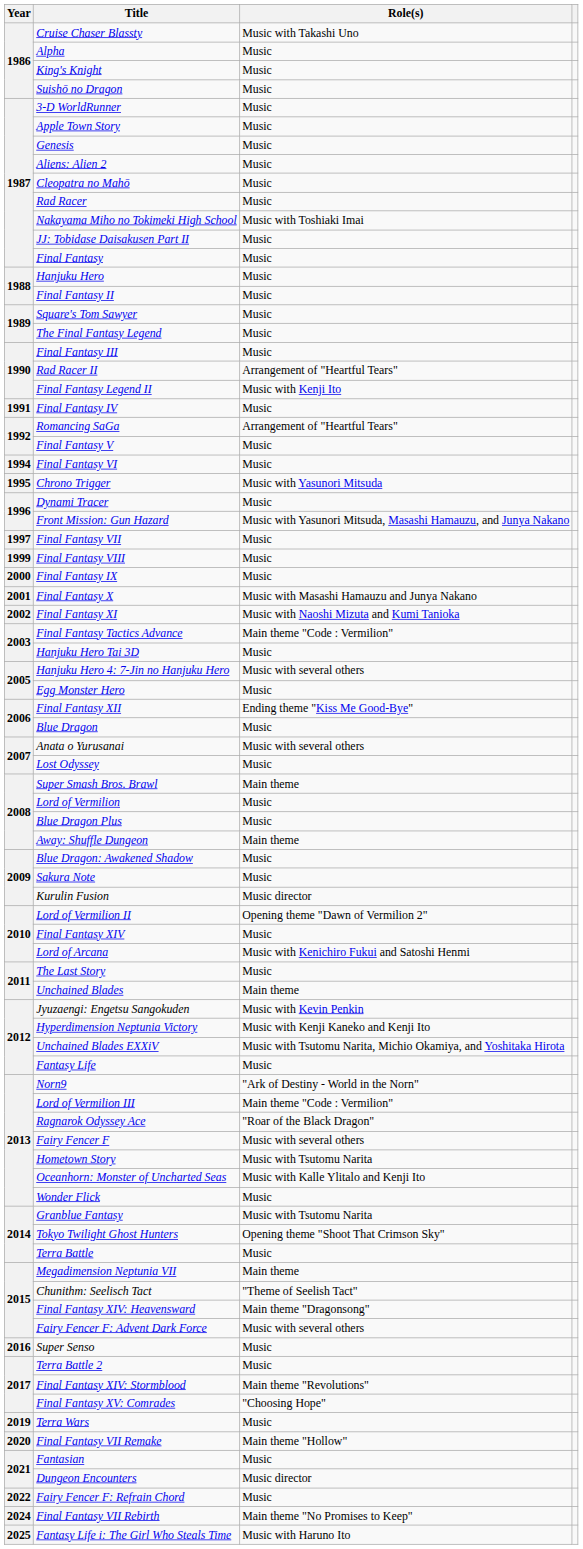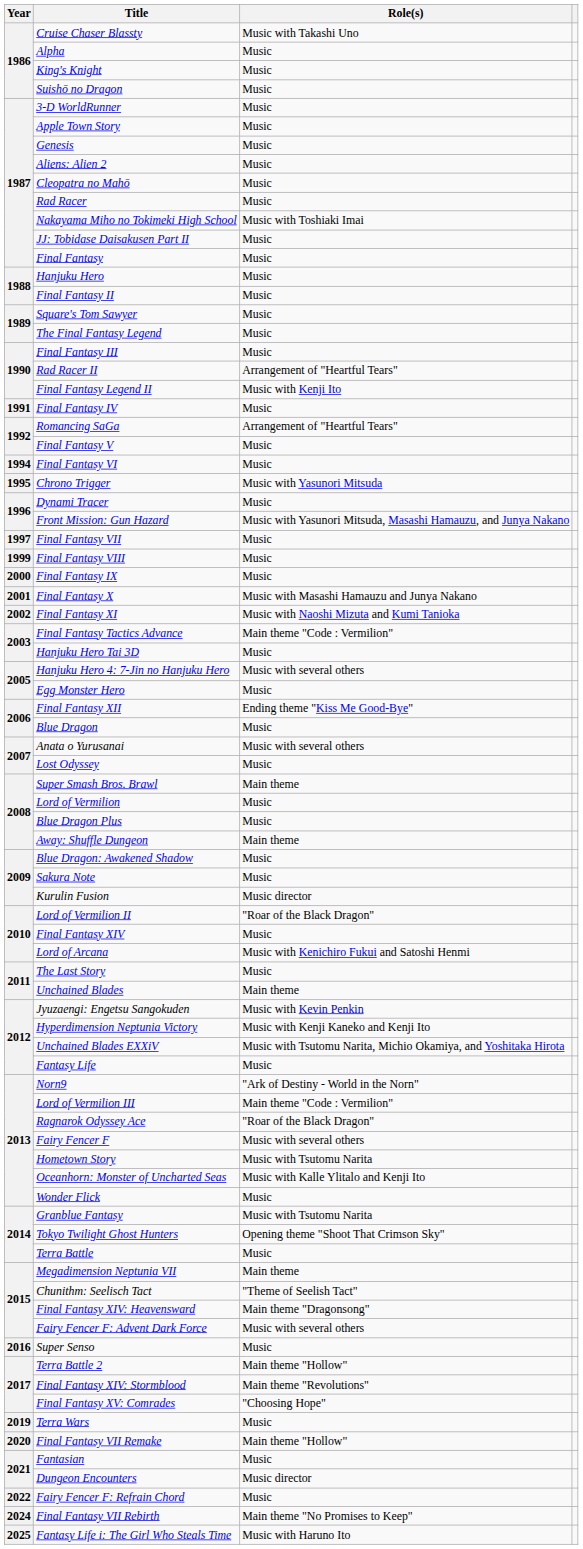(335, 915) Opening theme "Dawn of Vermilion 2" -> (308, 915) "Roar of the Black Dragon"
(257, 1365) Music -> (295, 1365) Main theme "Hollow"
